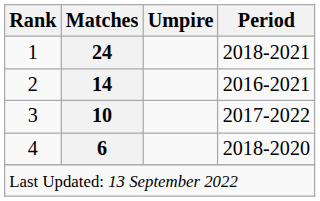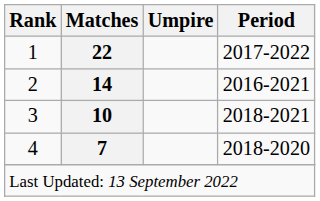(102, 52) 24 -> (102, 52) 22
(266, 52) 2018-2021 -> (266, 52) 2017-2022
(266, 116) 2017-2022 -> (266, 116) 2018-2021
(102, 148) 6 -> (102, 148) 7
